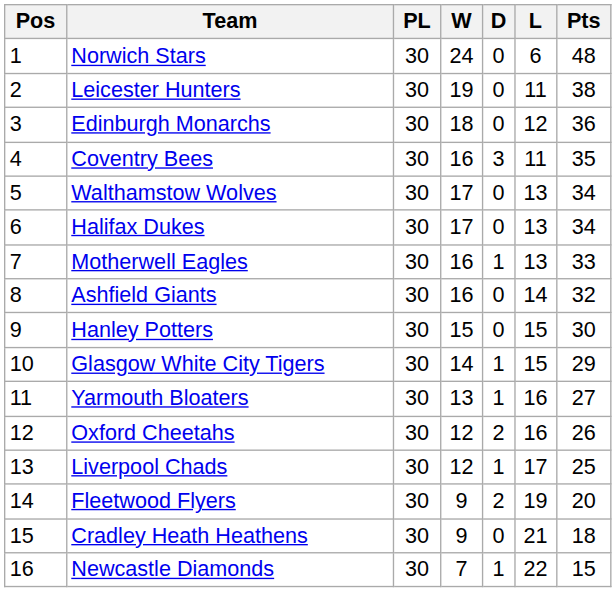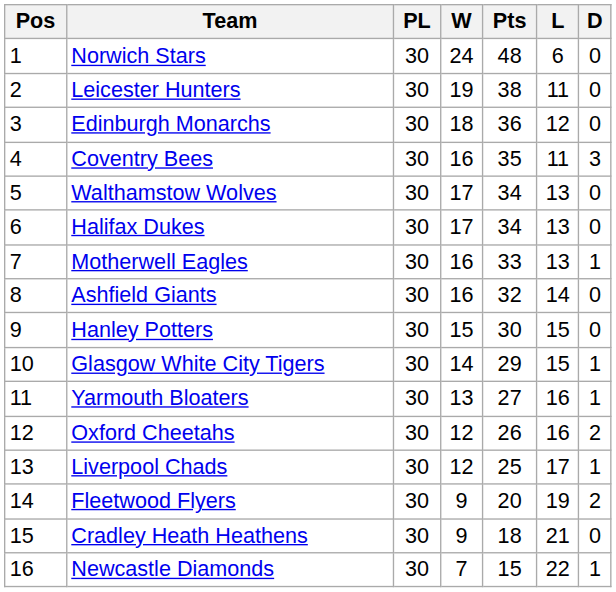columns swapped: (498, 21) <-> (584, 21)
